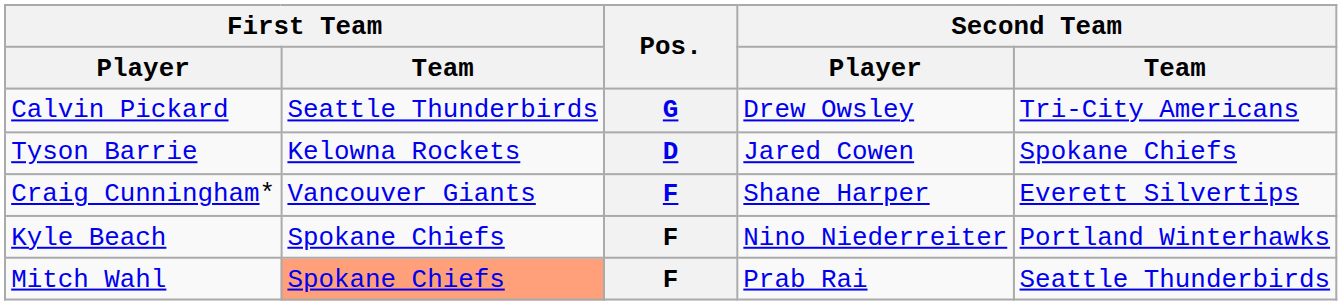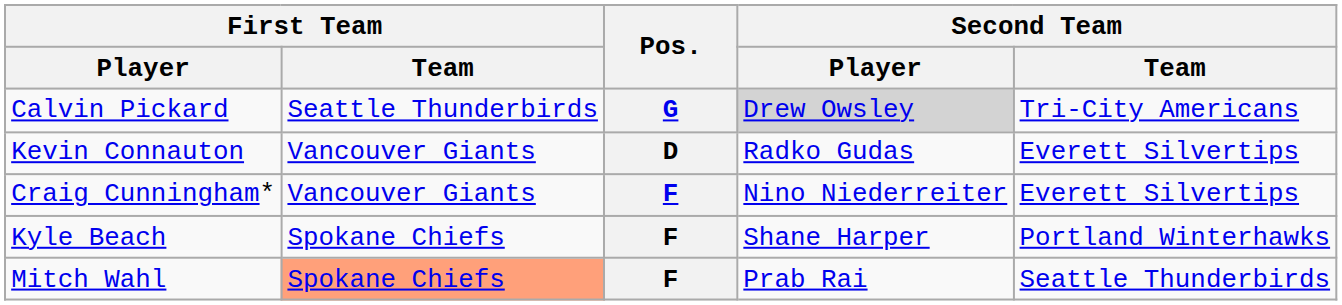(829, 110) no background -> (829, 110) lightgrey background
- row: (104, 153)
+ row: (128, 153)
(837, 195) Shane Harper -> (875, 195) Nino Niederreiter
(875, 237) Nino Niederreiter -> (837, 237) Shane Harper
